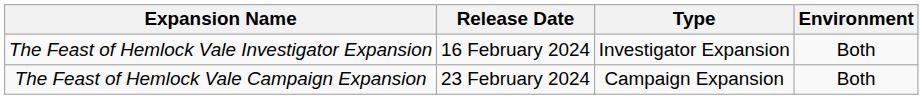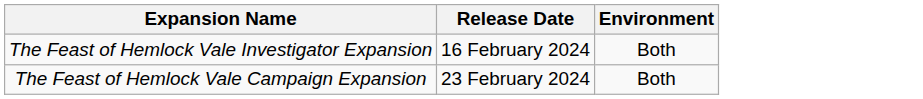- column: (694, 19)
